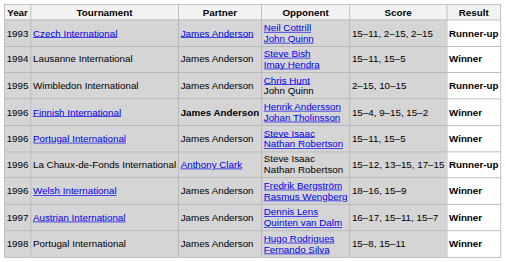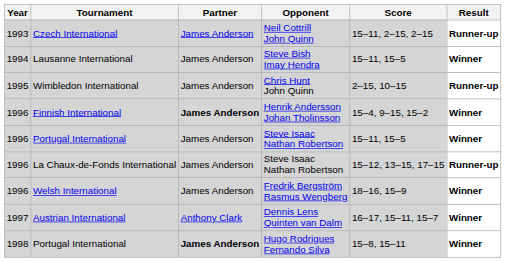(211, 165) Anthony Clark -> (217, 165) James Anderson
(217, 218) James Anderson -> (211, 218) Anthony Clark
(217, 244) normal -> (220, 244) bold
